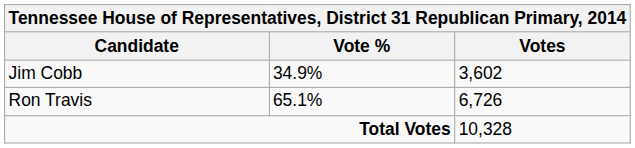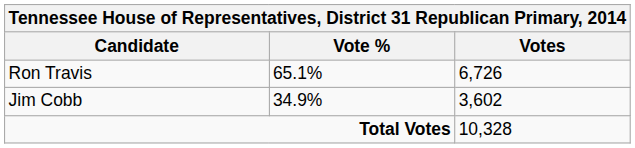rows swapped: (50, 101) <-> (45, 73)
